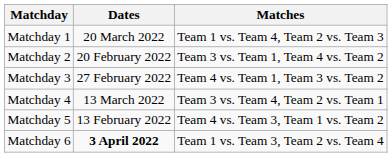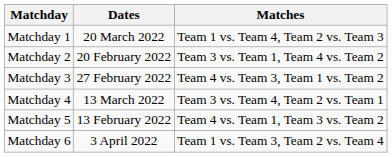(280, 78) Team 4 vs. Team 1, Team 3 vs. Team 2 -> (280, 78) Team 4 vs. Team 3, Team 1 vs. Team 2
(280, 120) Team 4 vs. Team 3, Team 1 vs. Team 2 -> (280, 120) Team 4 vs. Team 1, Team 3 vs. Team 2
(124, 141) bold -> (124, 141) normal
